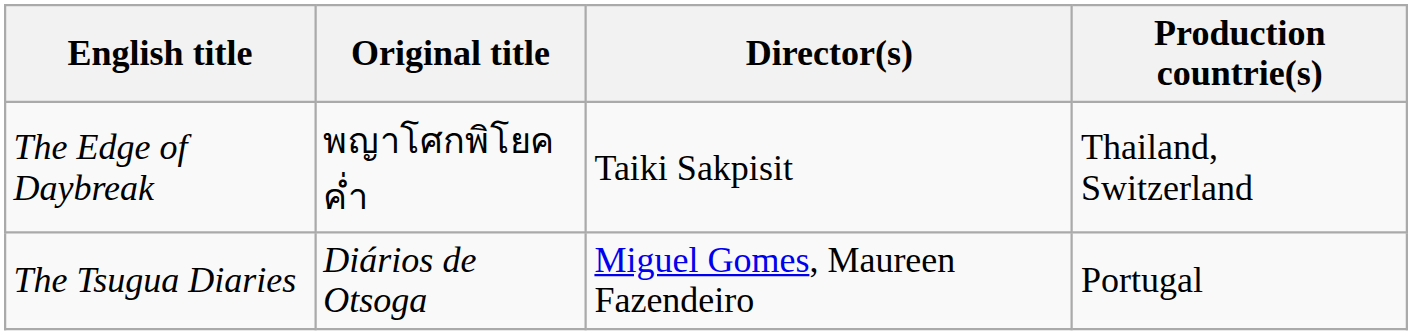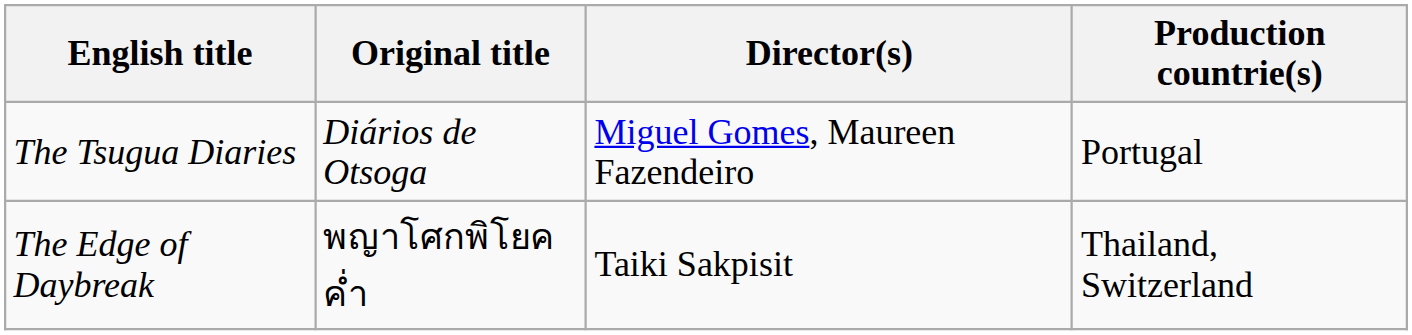rows swapped: (100, 166) <-> (155, 279)
